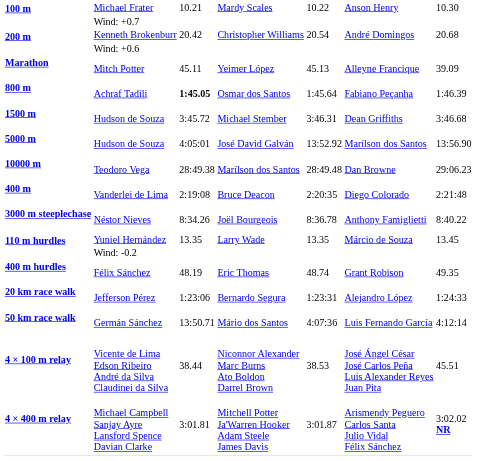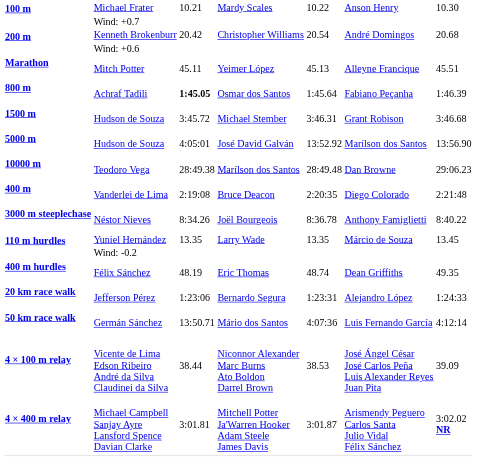(447, 68) 39.09 -> (447, 68) 45.51
(374, 119) Dean Griffiths -> (374, 119) Grant Robison
(374, 272) Grant Robison -> (374, 272) Dean Griffiths
(447, 365) 45.51 -> (447, 365) 39.09
